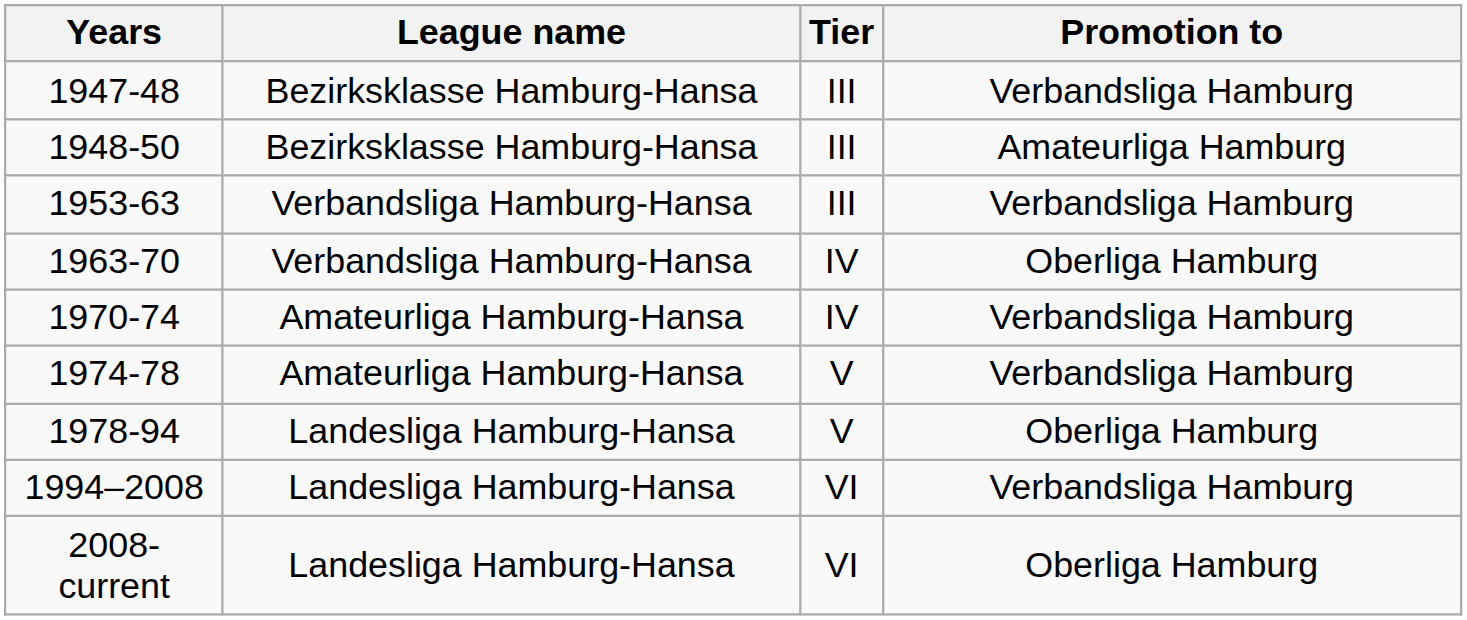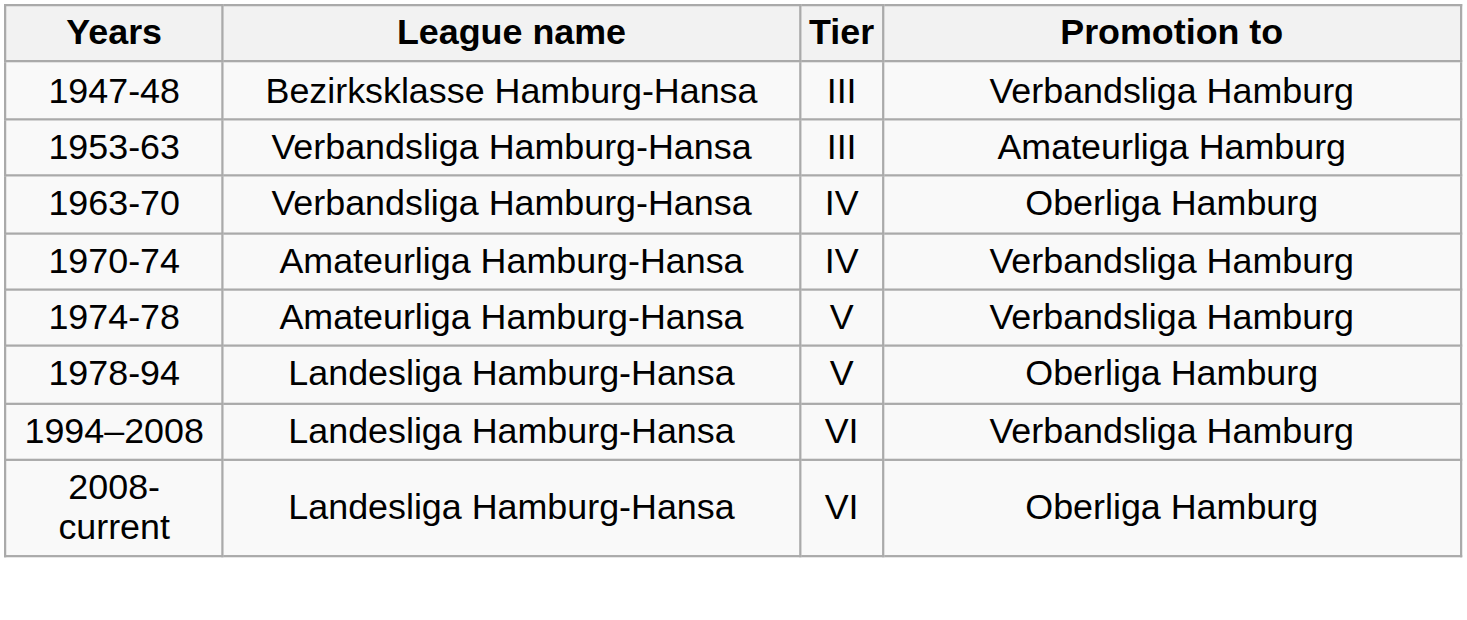- row: (114, 146)
(1172, 203) Verbandsliga Hamburg -> (1172, 146) Amateurliga Hamburg
